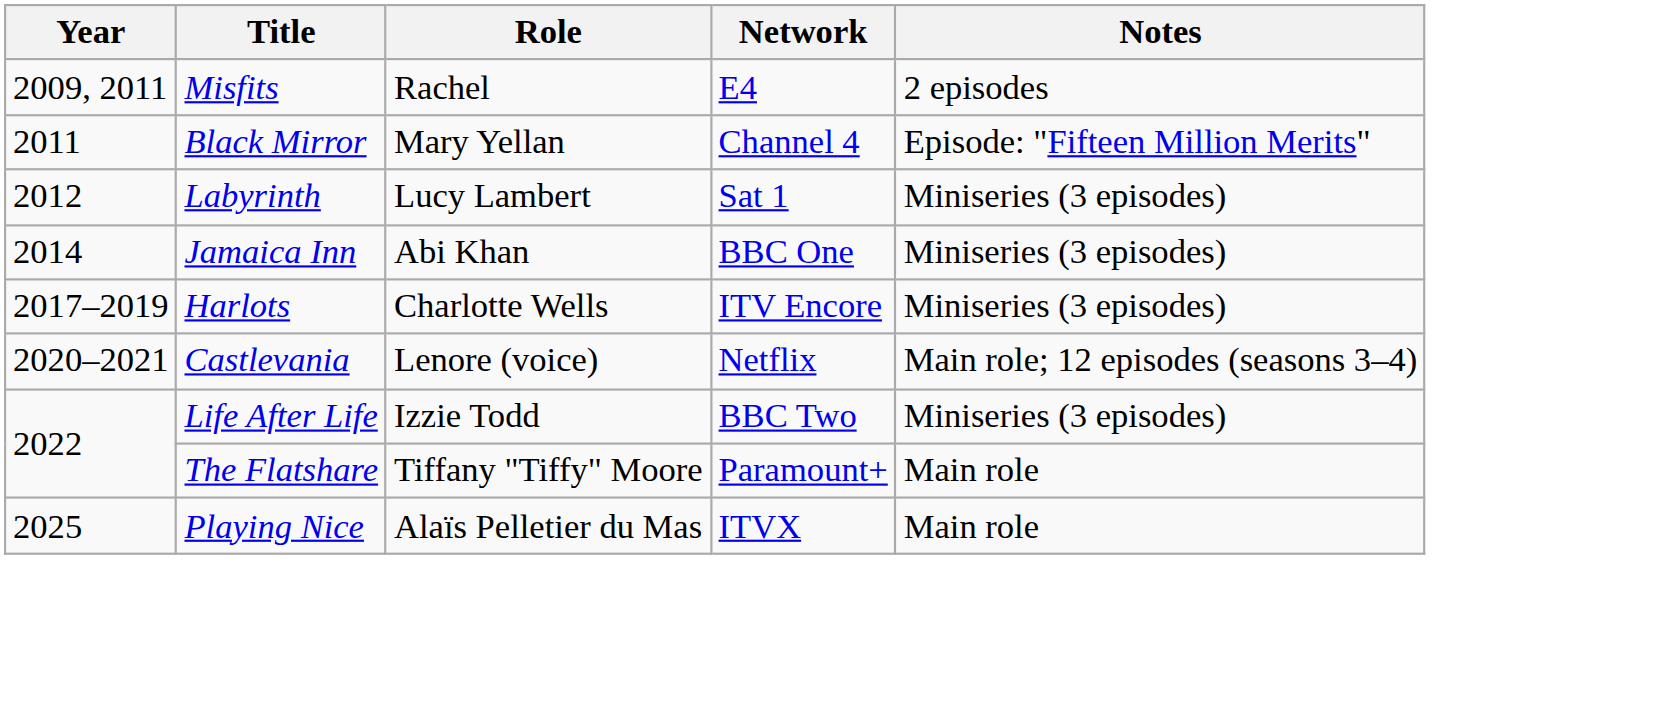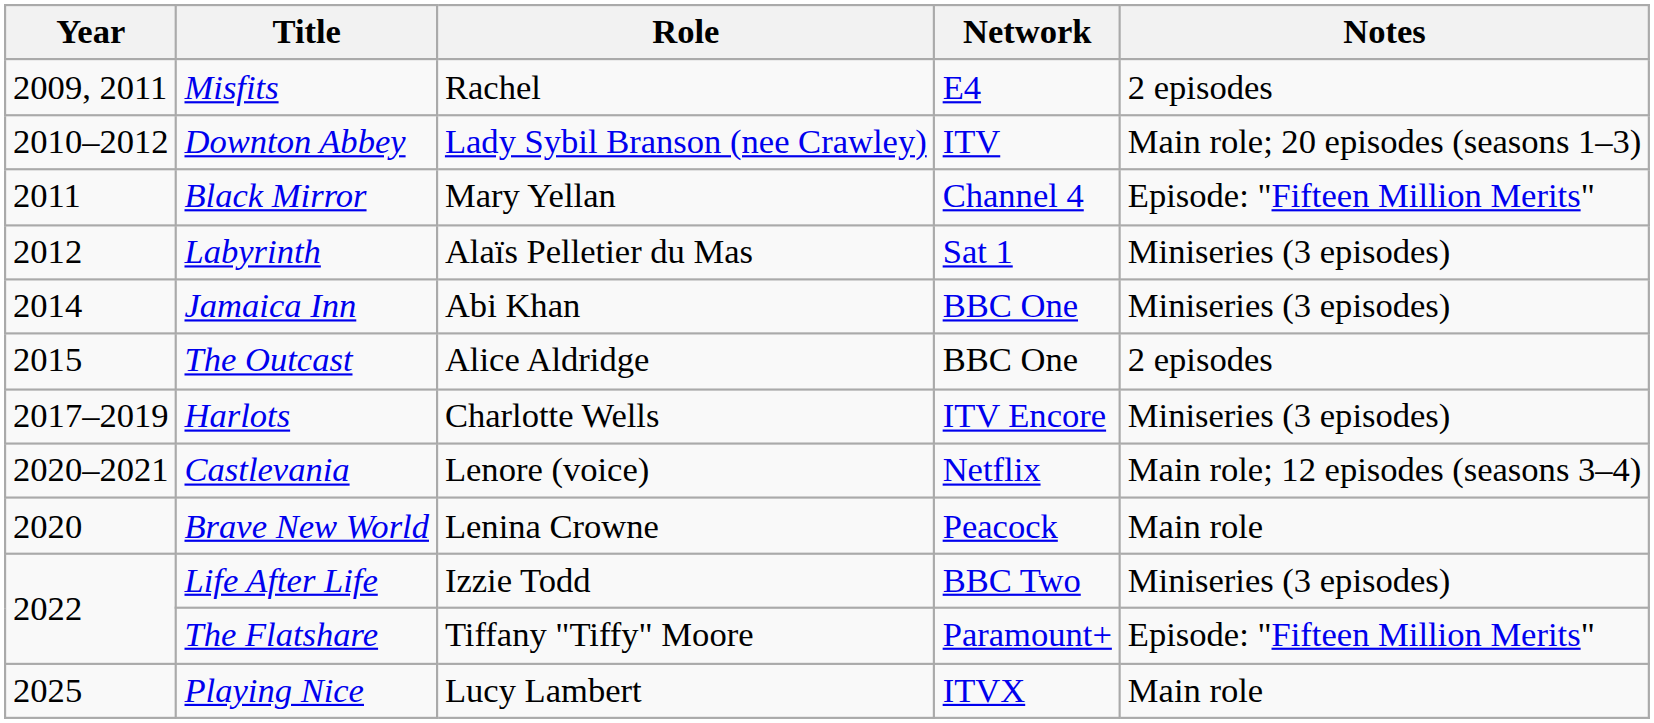+ row: (295, 141)
(492, 196) Lucy Lambert -> (599, 251) Alaïs Pelletier du Mas
+ row: (268, 360)
+ row: (307, 525)
(971, 470) Main role -> (1361, 634) Episode: "Fifteen Million Merits"
(548, 525) Alaïs Pelletier du Mas -> (543, 689) Lucy Lambert
